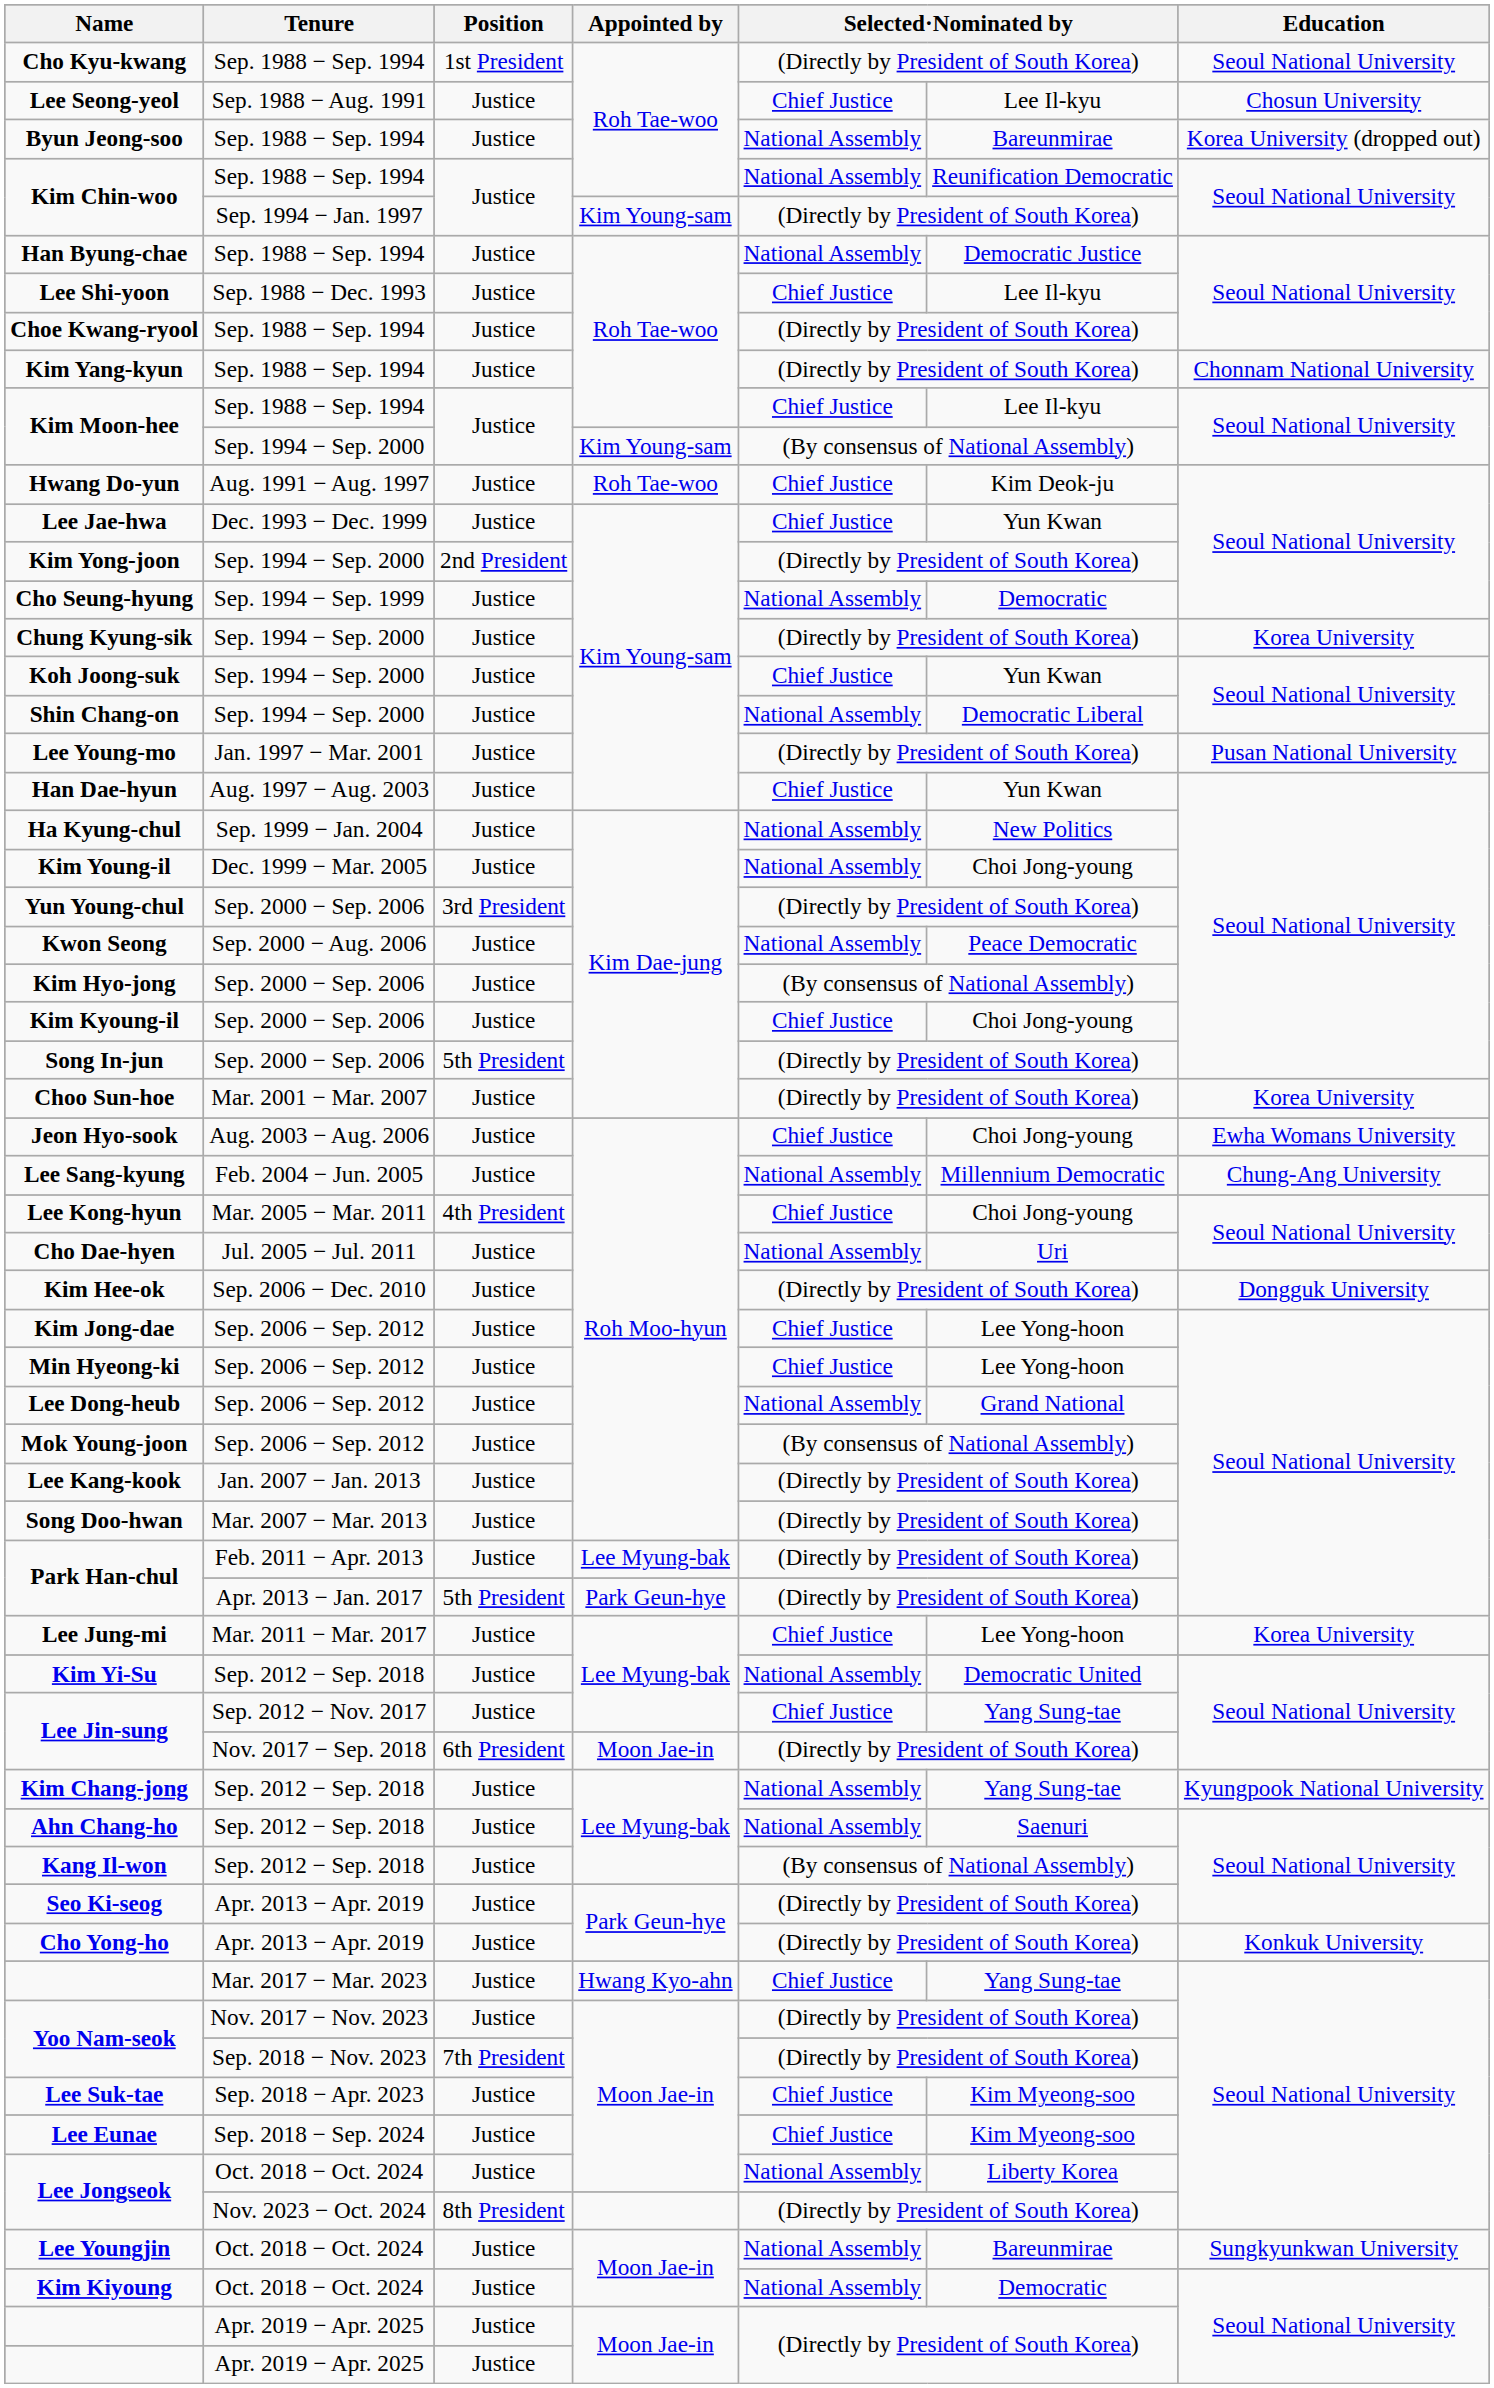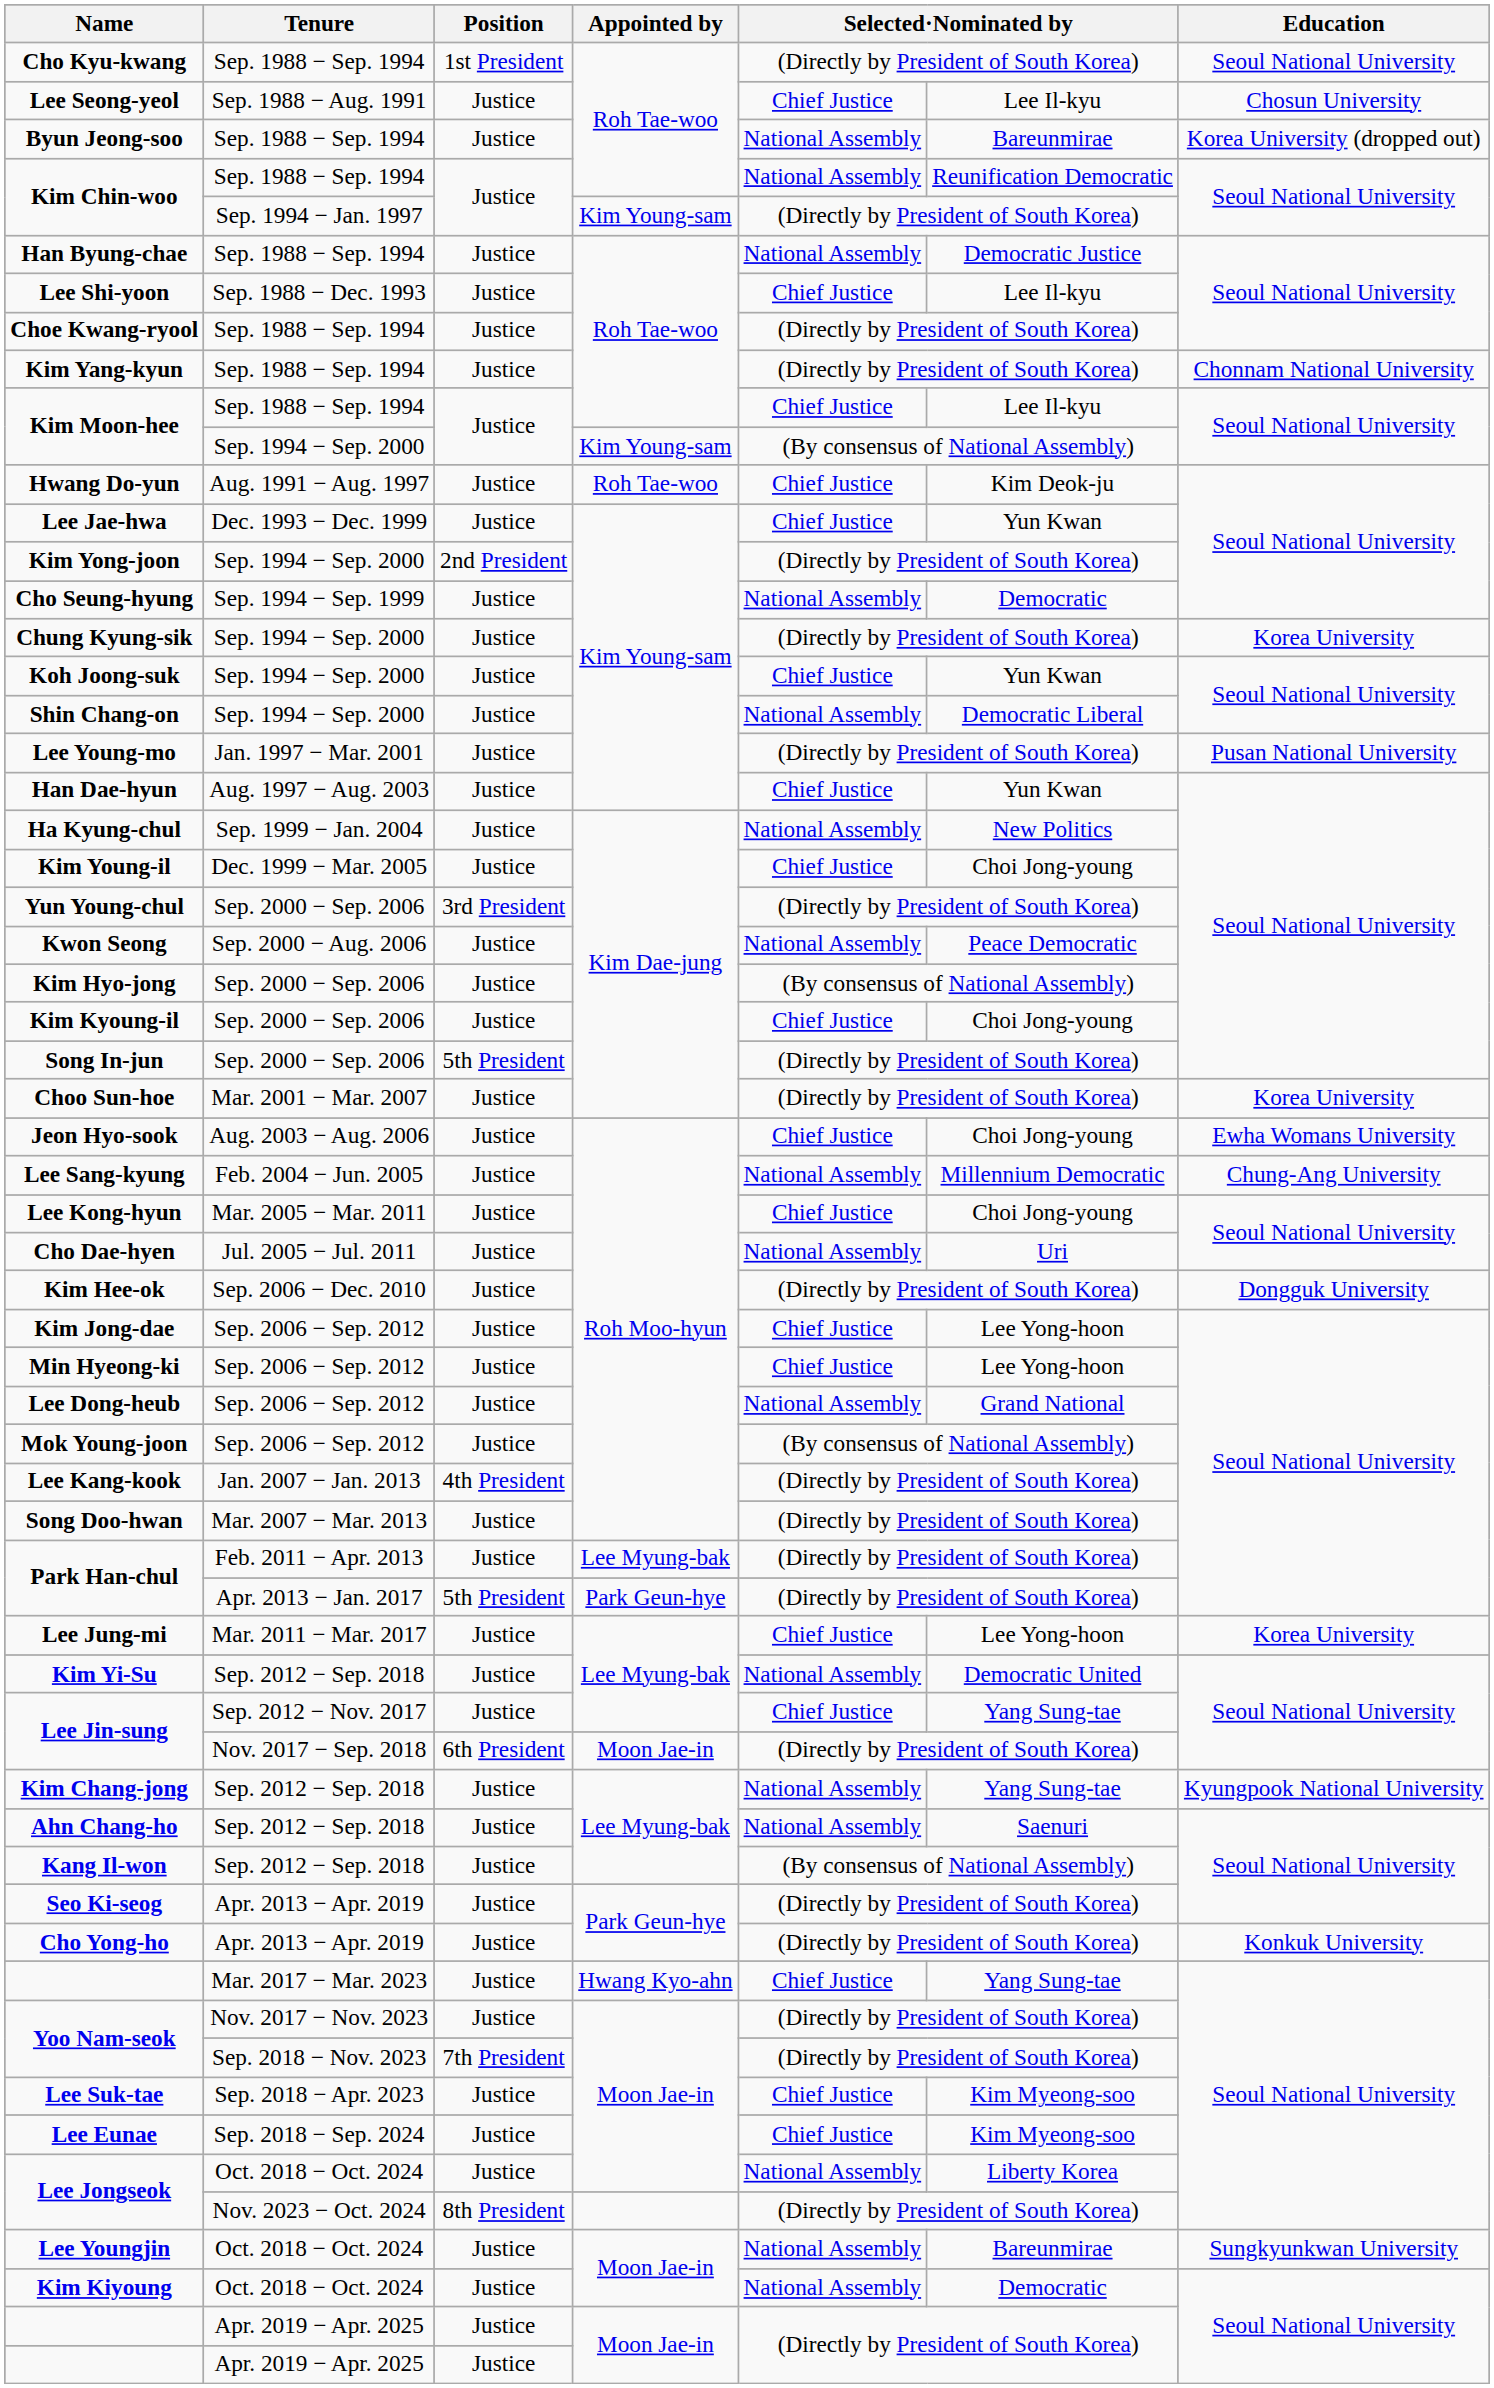(832, 867) National Assembly -> (832, 867) Chief Justice
(504, 1212) 4th President -> (504, 1212) Justice
(504, 1481) Justice -> (504, 1481) 4th President
